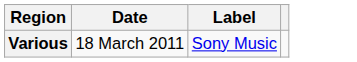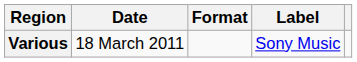+ column: (220, 17)
